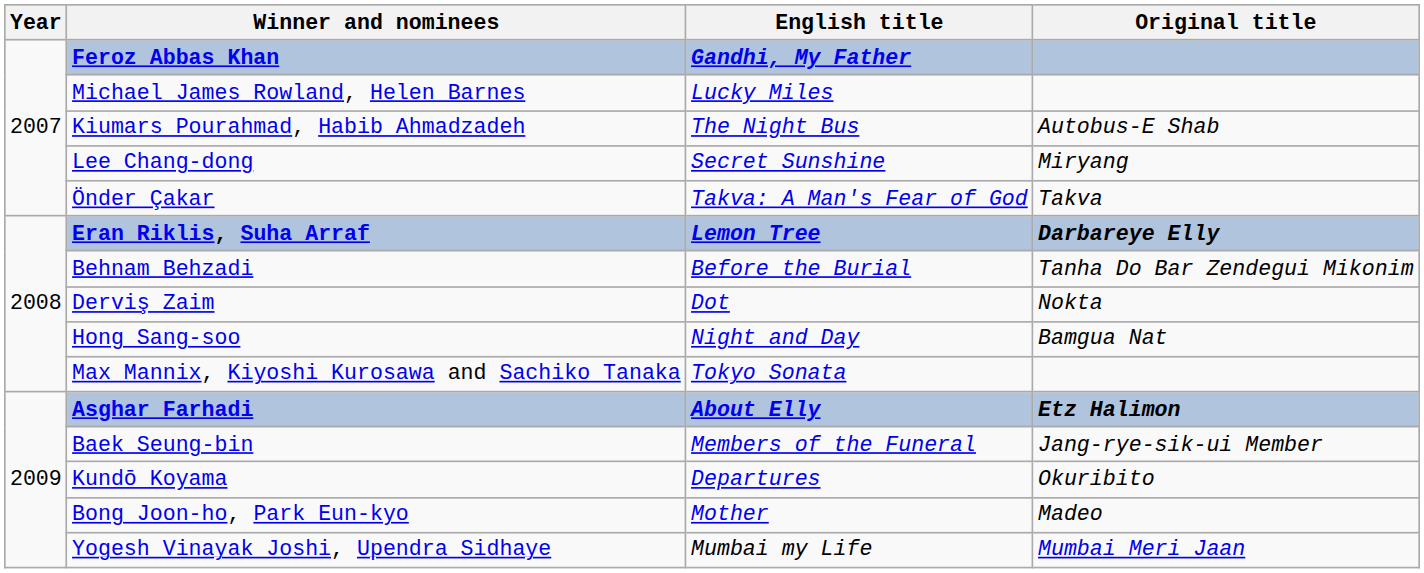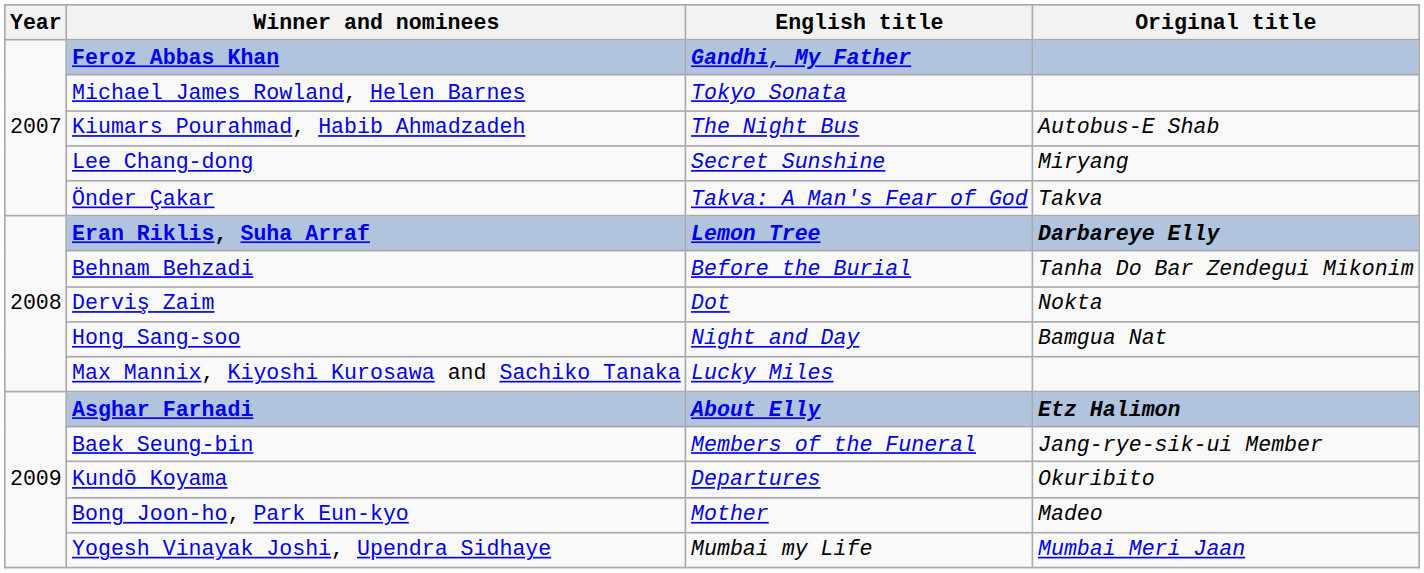(762, 93) Lucky Miles -> (769, 93) Tokyo Sonata
(769, 374) Tokyo Sonata -> (762, 374) Lucky Miles
